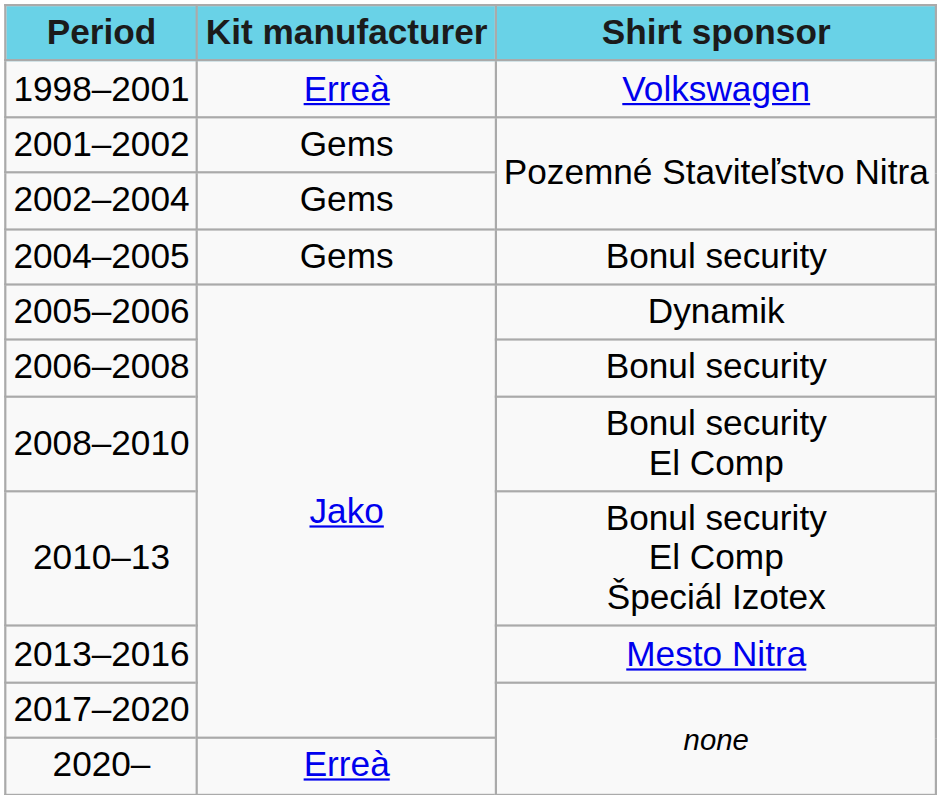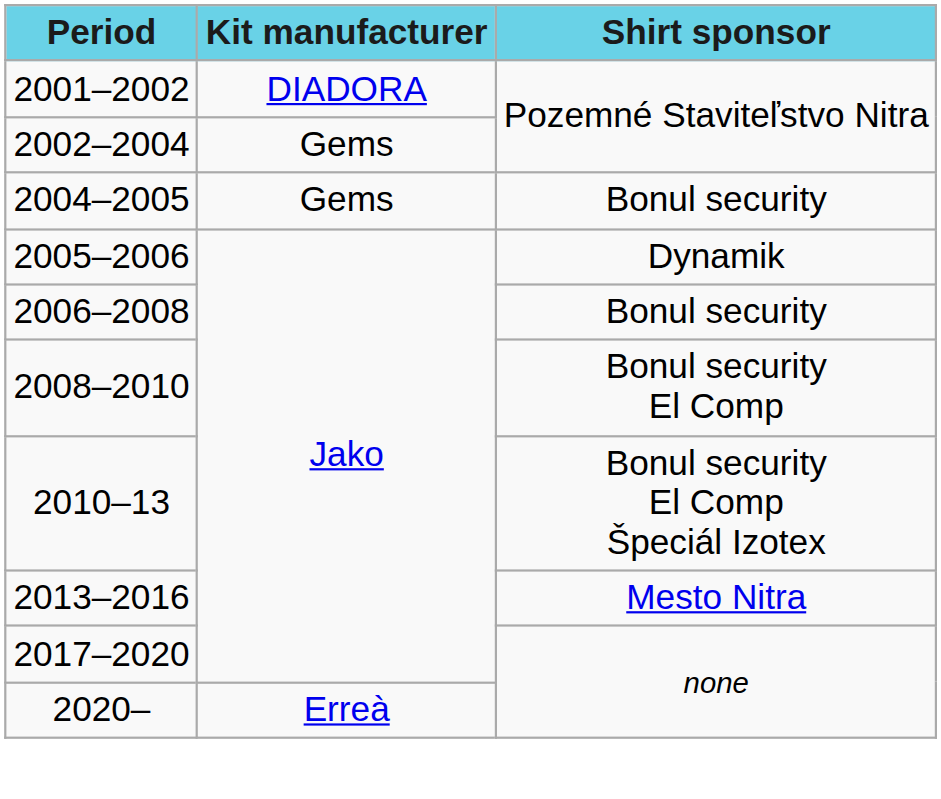- row: (102, 88)
(347, 144) Gems -> (347, 88) DIADORA
